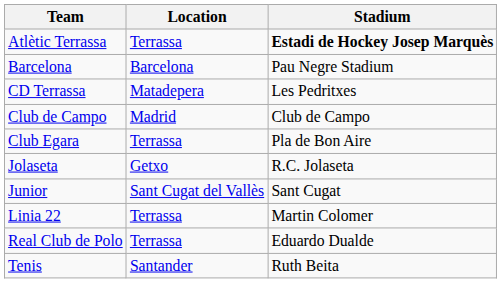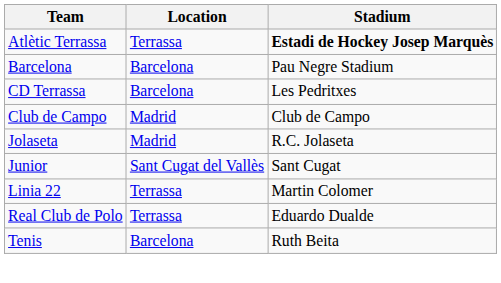(167, 91) Matadepera -> (162, 91) Barcelona
- row: (44, 141)
(149, 166) Getxo -> (153, 141) Madrid
(161, 265) Santander -> (162, 240) Barcelona
